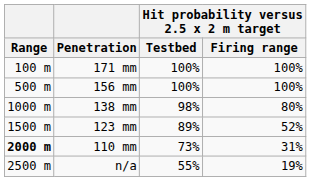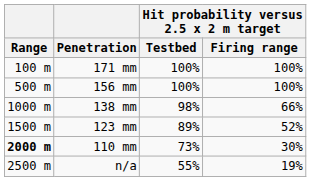(292, 107) 80% -> (292, 107) 66%
(292, 146) 31% -> (292, 146) 30%
